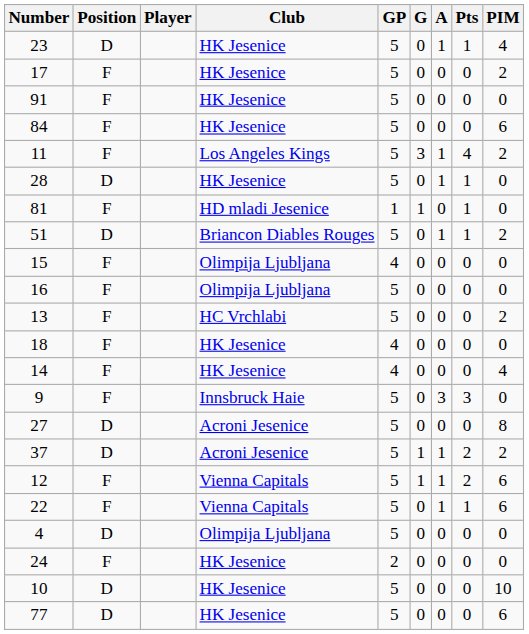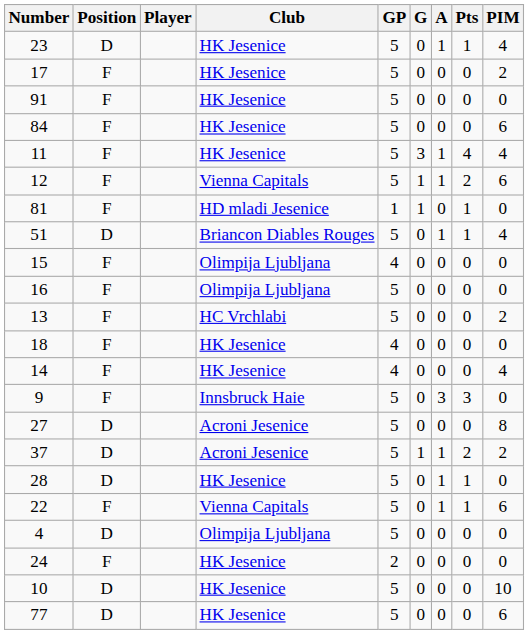(265, 153) Los Angeles Kings -> (243, 153) HK Jesenice
(503, 153) 2 -> (503, 153) 4
rows swapped: (39, 180) <-> (39, 479)
(503, 235) 2 -> (503, 235) 4
